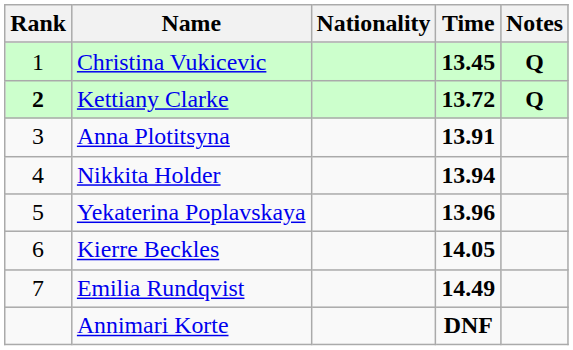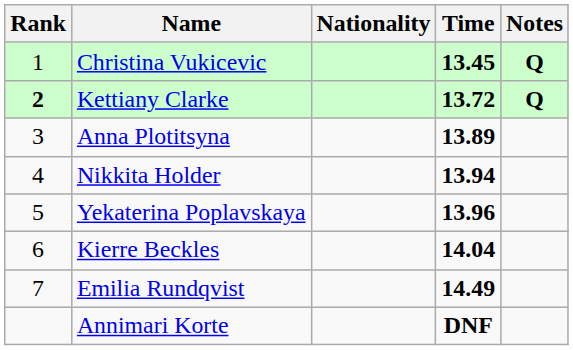(468, 136) 13.91 -> (468, 136) 13.89
(468, 250) 14.05 -> (468, 250) 14.04
